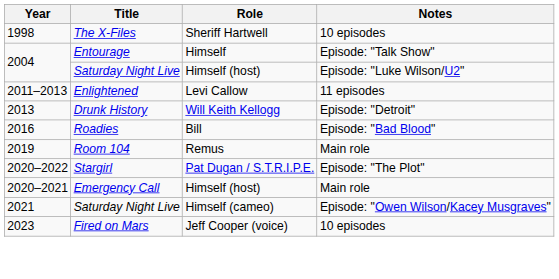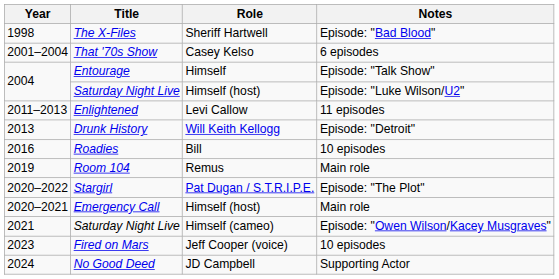(353, 33) 10 episodes -> (378, 33) Episode: "Bad Blood"
+ row: (115, 52)
(378, 129) Episode: "Bad Blood" -> (353, 149) 10 episodes
+ row: (114, 264)
